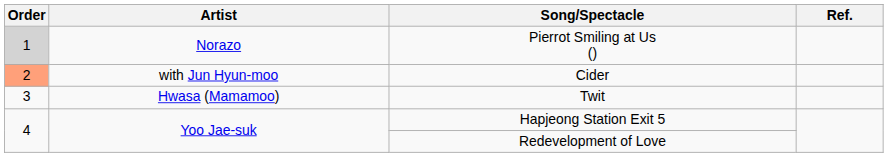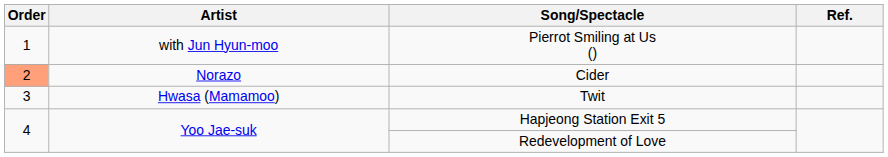(27, 45) lightgrey background -> (27, 45) no background
(219, 45) Norazo -> (219, 45) with Jun Hyun-moo
(219, 75) with Jun Hyun-moo -> (219, 75) Norazo
